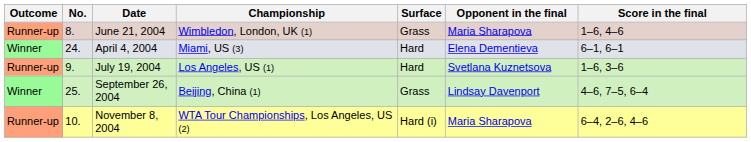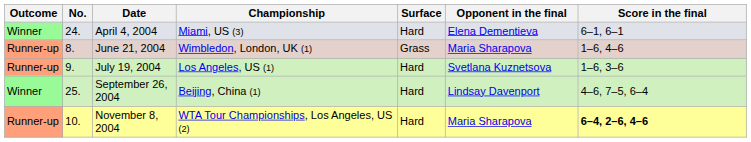rows swapped: (126, 48) <-> (130, 30)
(415, 90) Grass -> (412, 90) Hard
(418, 121) Hard (i) -> (412, 121) Hard
(614, 121) normal -> (614, 121) bold
